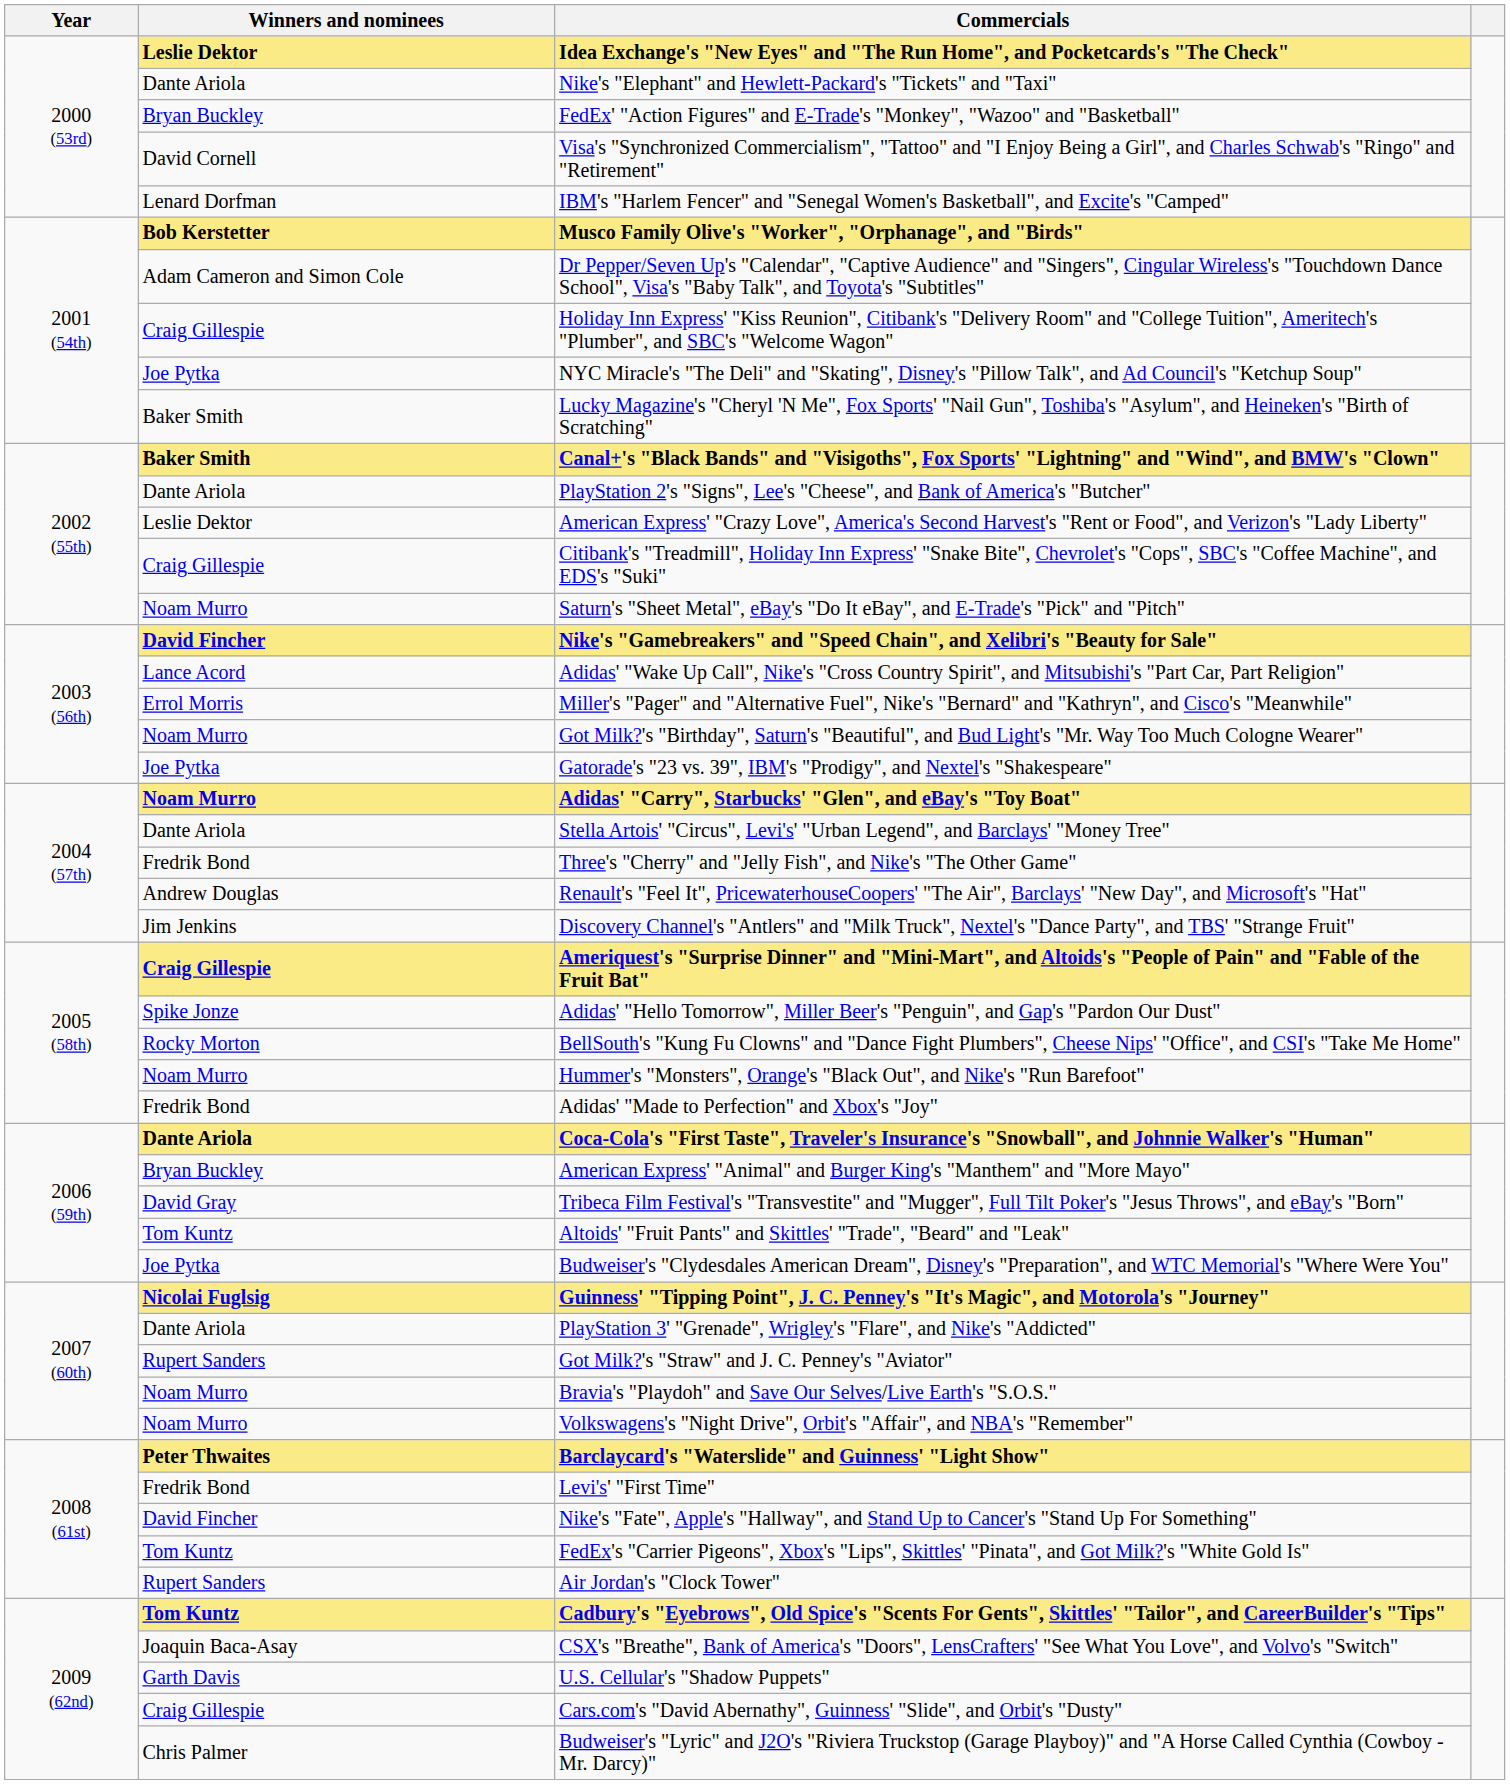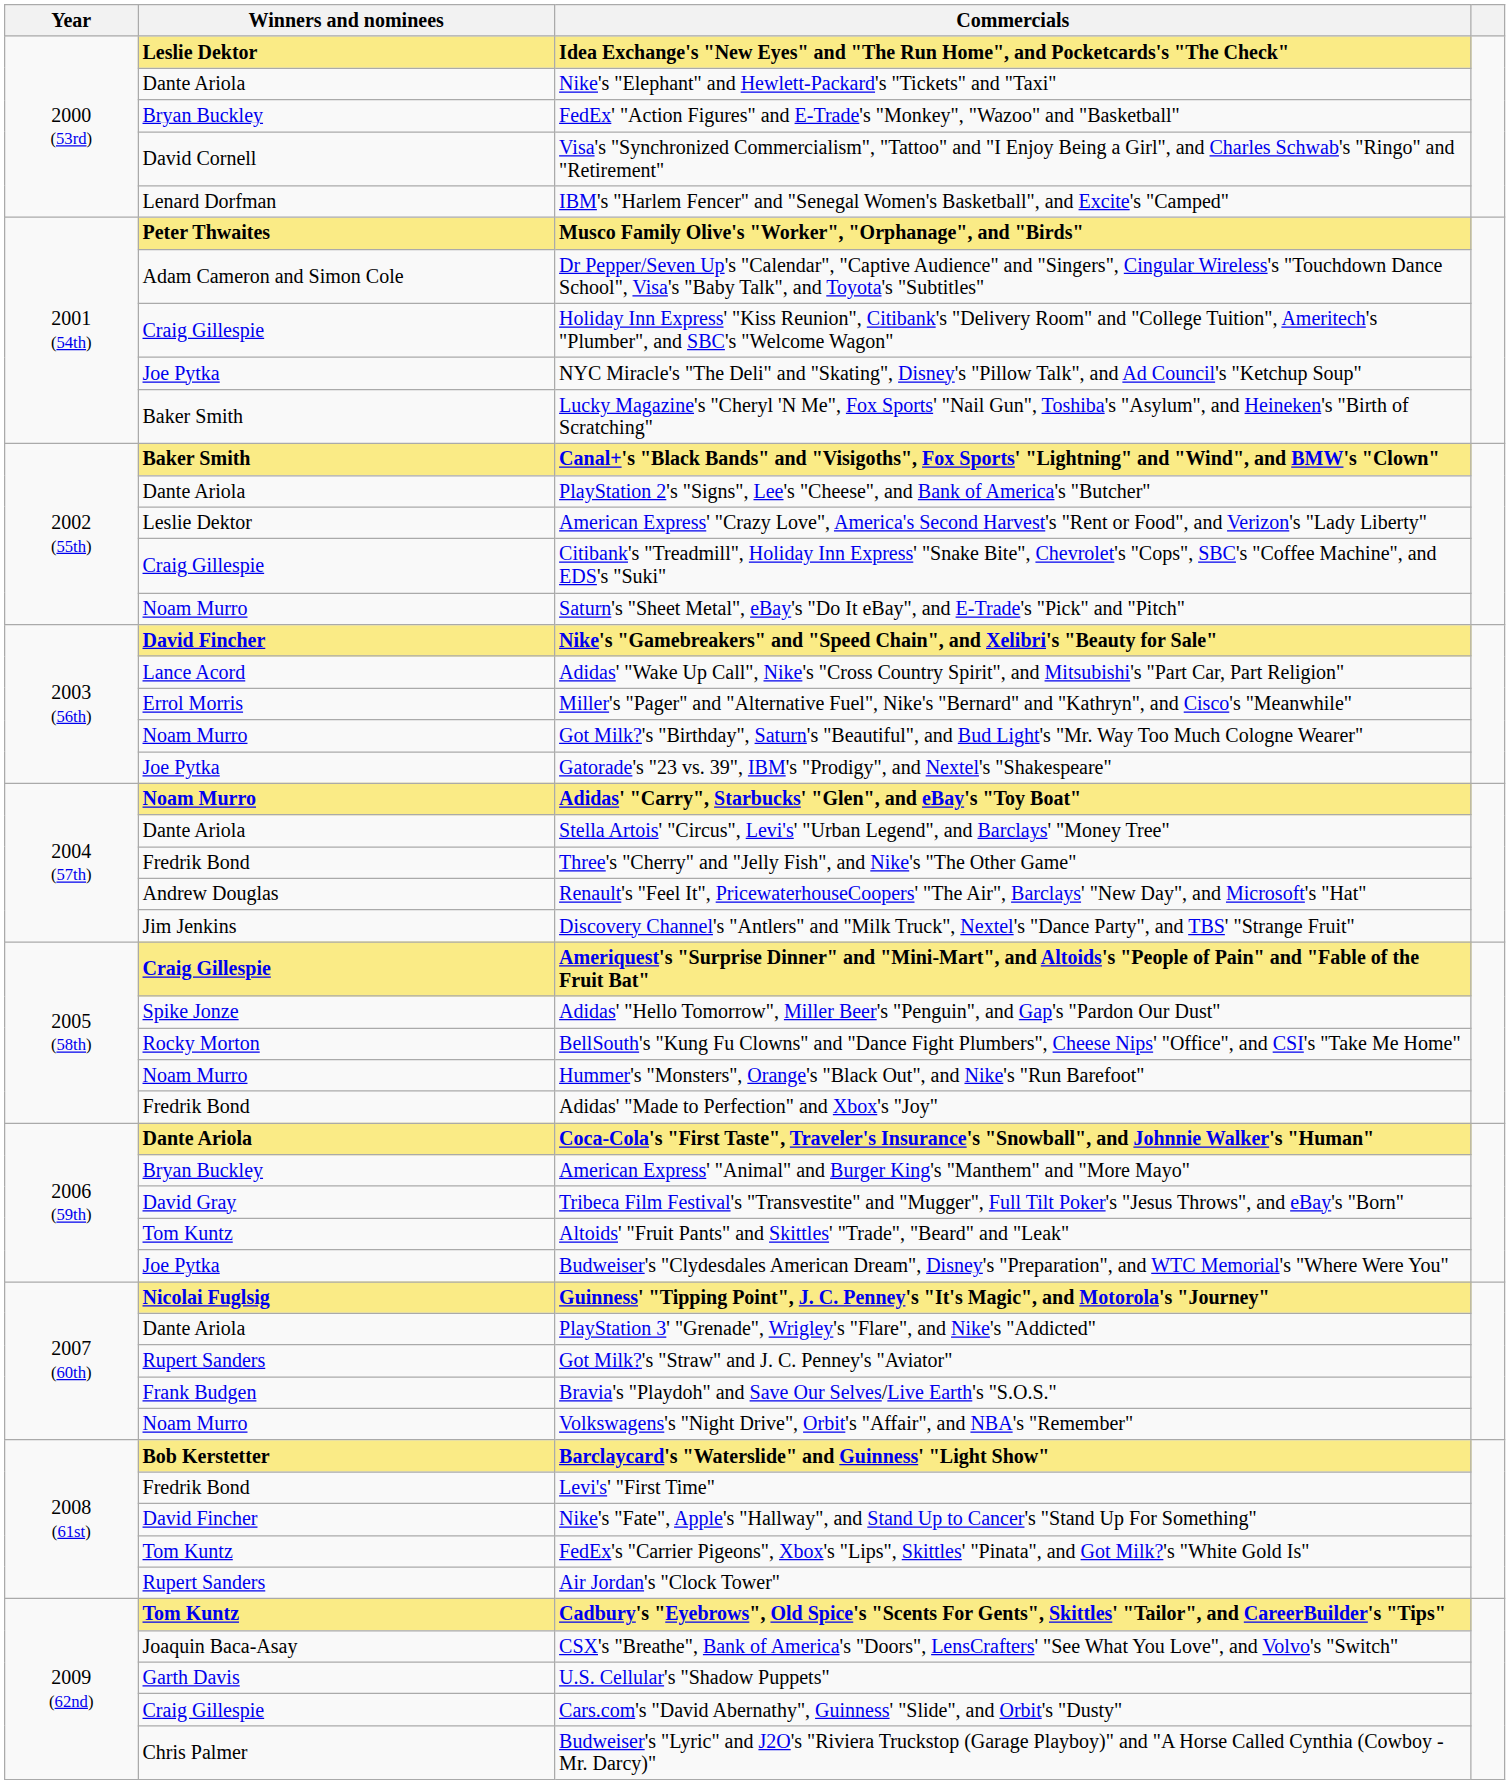(206, 233) Bob Kerstetter -> (206, 233) Peter Thwaites
(195, 1392) Noam Murro -> (199, 1392) Frank Budgen
(206, 1455) Peter Thwaites -> (206, 1455) Bob Kerstetter
